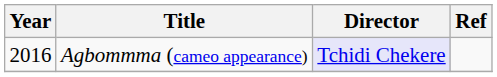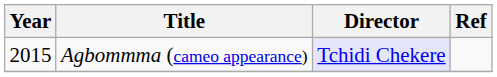(30, 54) 2016 -> (30, 54) 2015
